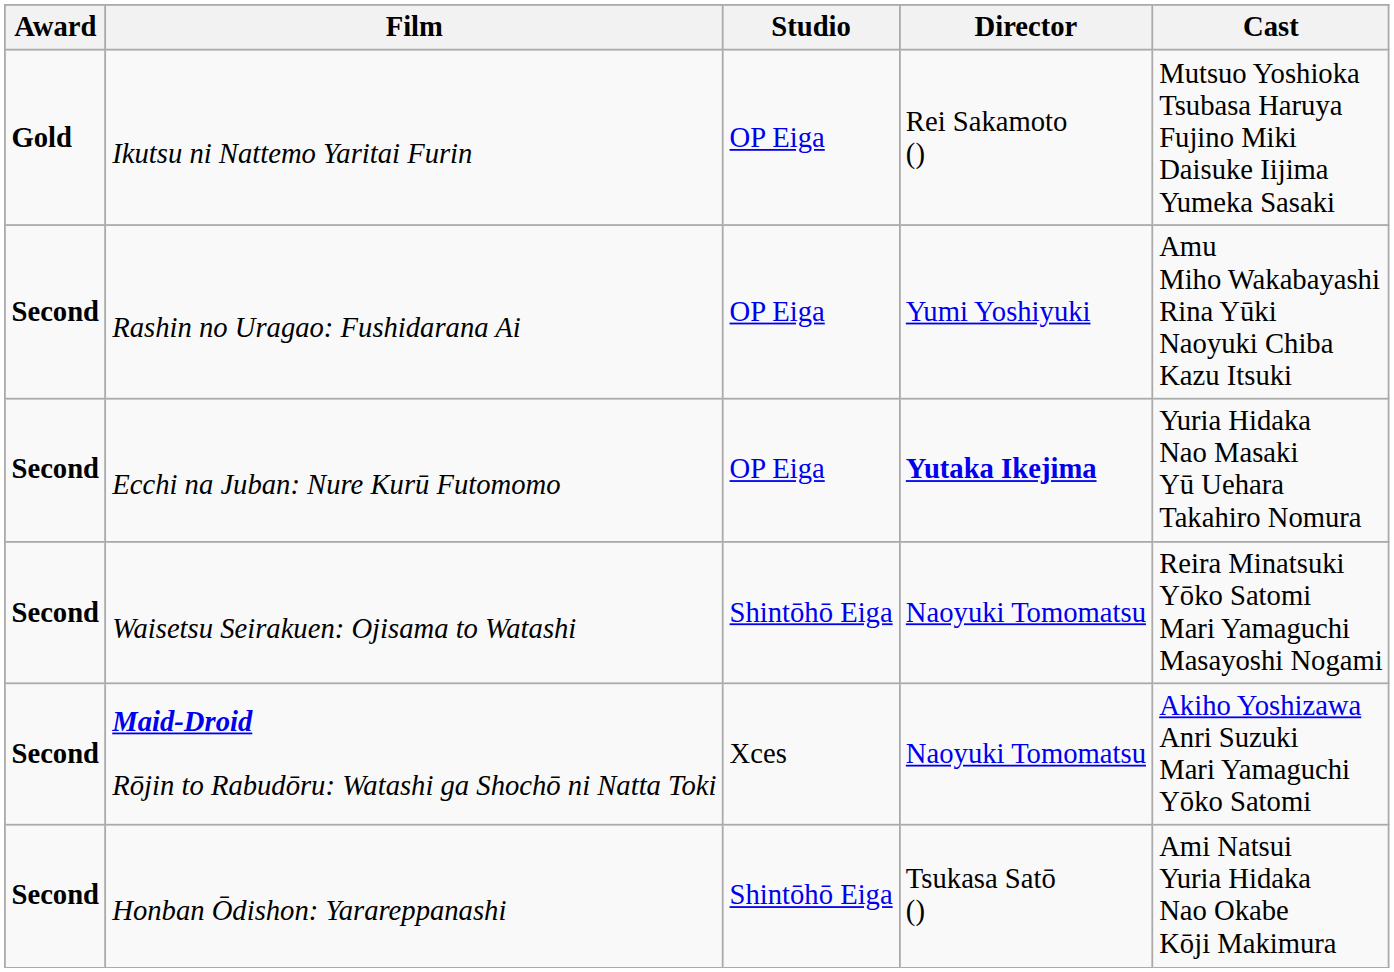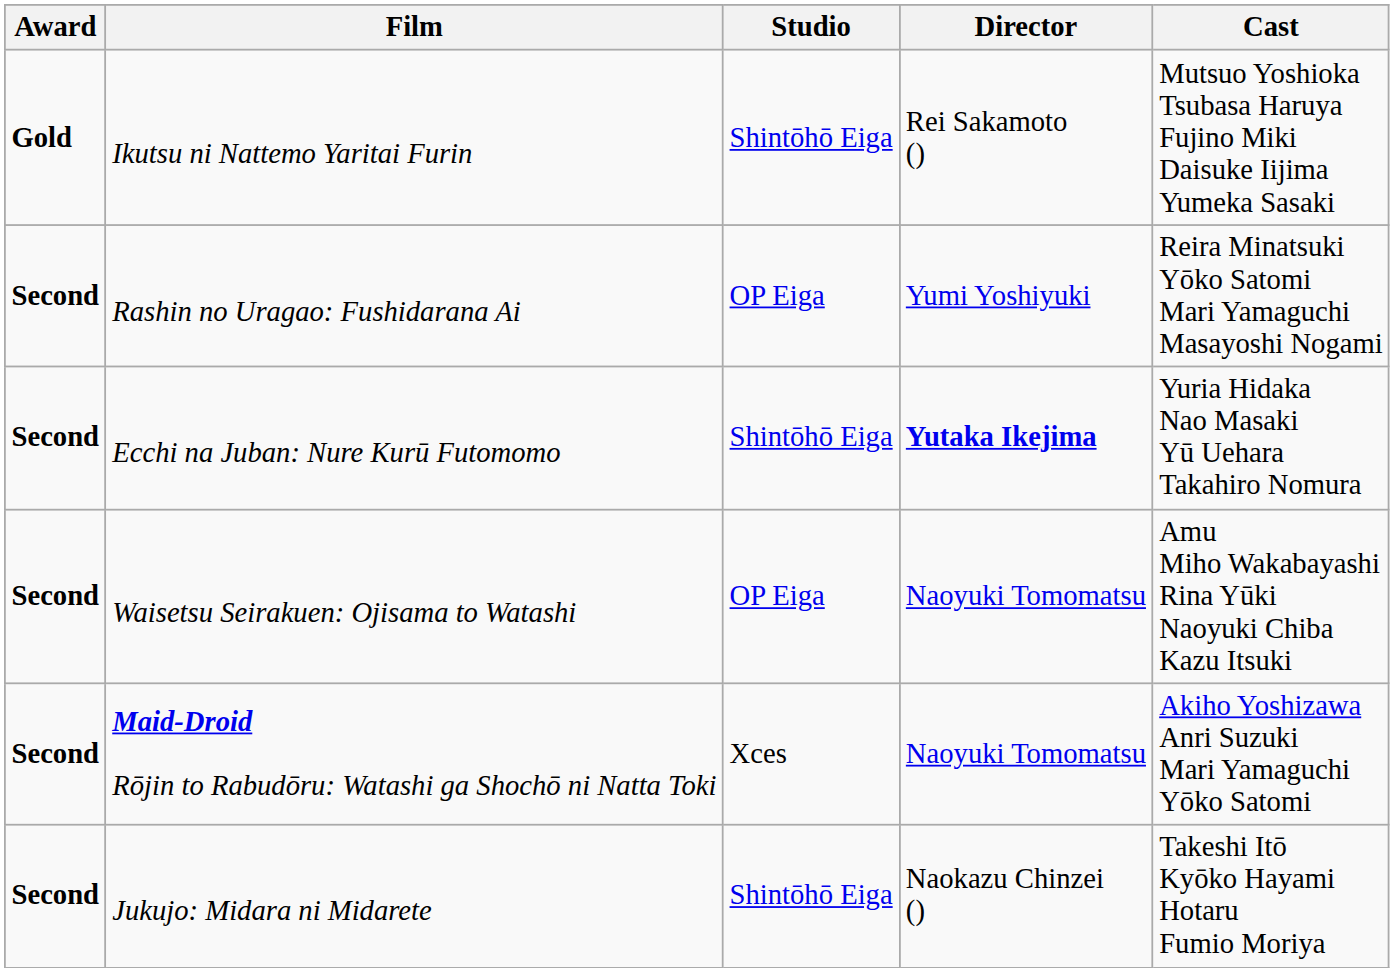(777, 137) OP Eiga -> (811, 137) Shintōhō Eiga
(1270, 311) Amu Miho Wakabayashi Rina Yūki Naoyuki Chiba Kazu Itsuki -> (1271, 295) Reira Minatsuki Yōko Satomi Mari Yamaguchi Masayoshi Nogami
(777, 469) OP Eiga -> (811, 437) Shintōhō Eiga
(811, 611) Shintōhō Eiga -> (777, 595) OP Eiga
(1271, 611) Reira Minatsuki Yōko Satomi Mari Yamaguchi Masayoshi Nogami -> (1270, 595) Amu Miho Wakabayashi Rina Yūki Naoyuki Chiba Kazu Itsuki
- row: (309, 911)
+ row: (272, 911)
